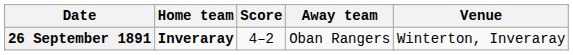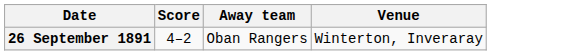- column: (196, 16)
